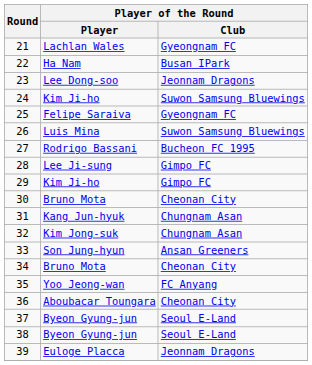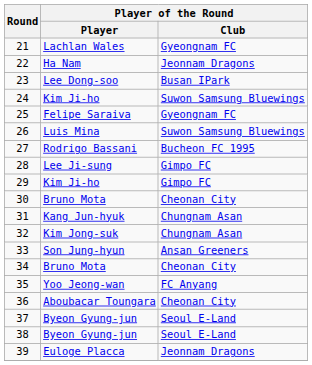(195, 64) Busan IPark -> (208, 64) Jeonnam Dragons
(208, 81) Jeonnam Dragons -> (195, 81) Busan IPark
